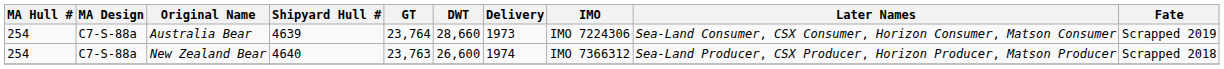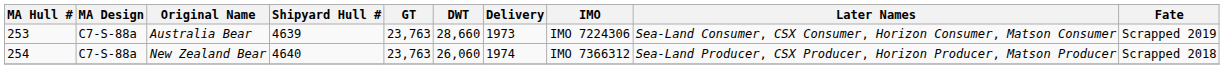(18, 34) 254 -> (18, 34) 253
(409, 34) 23,764 -> (409, 34) 23,763
(458, 54) 26,600 -> (458, 54) 26,060
